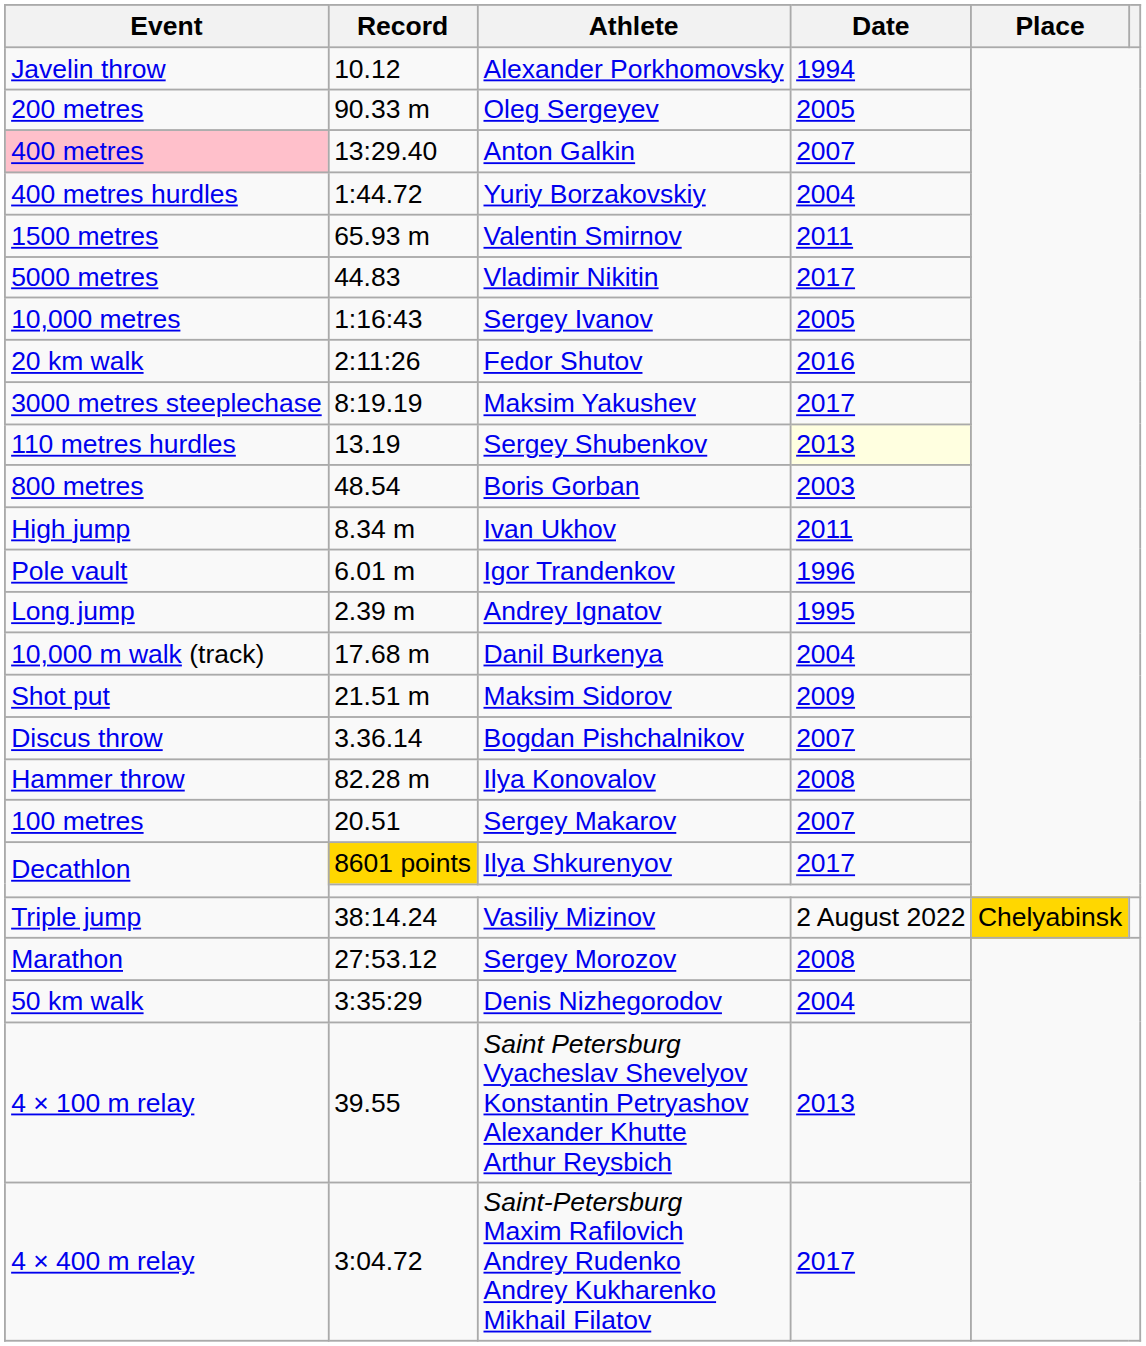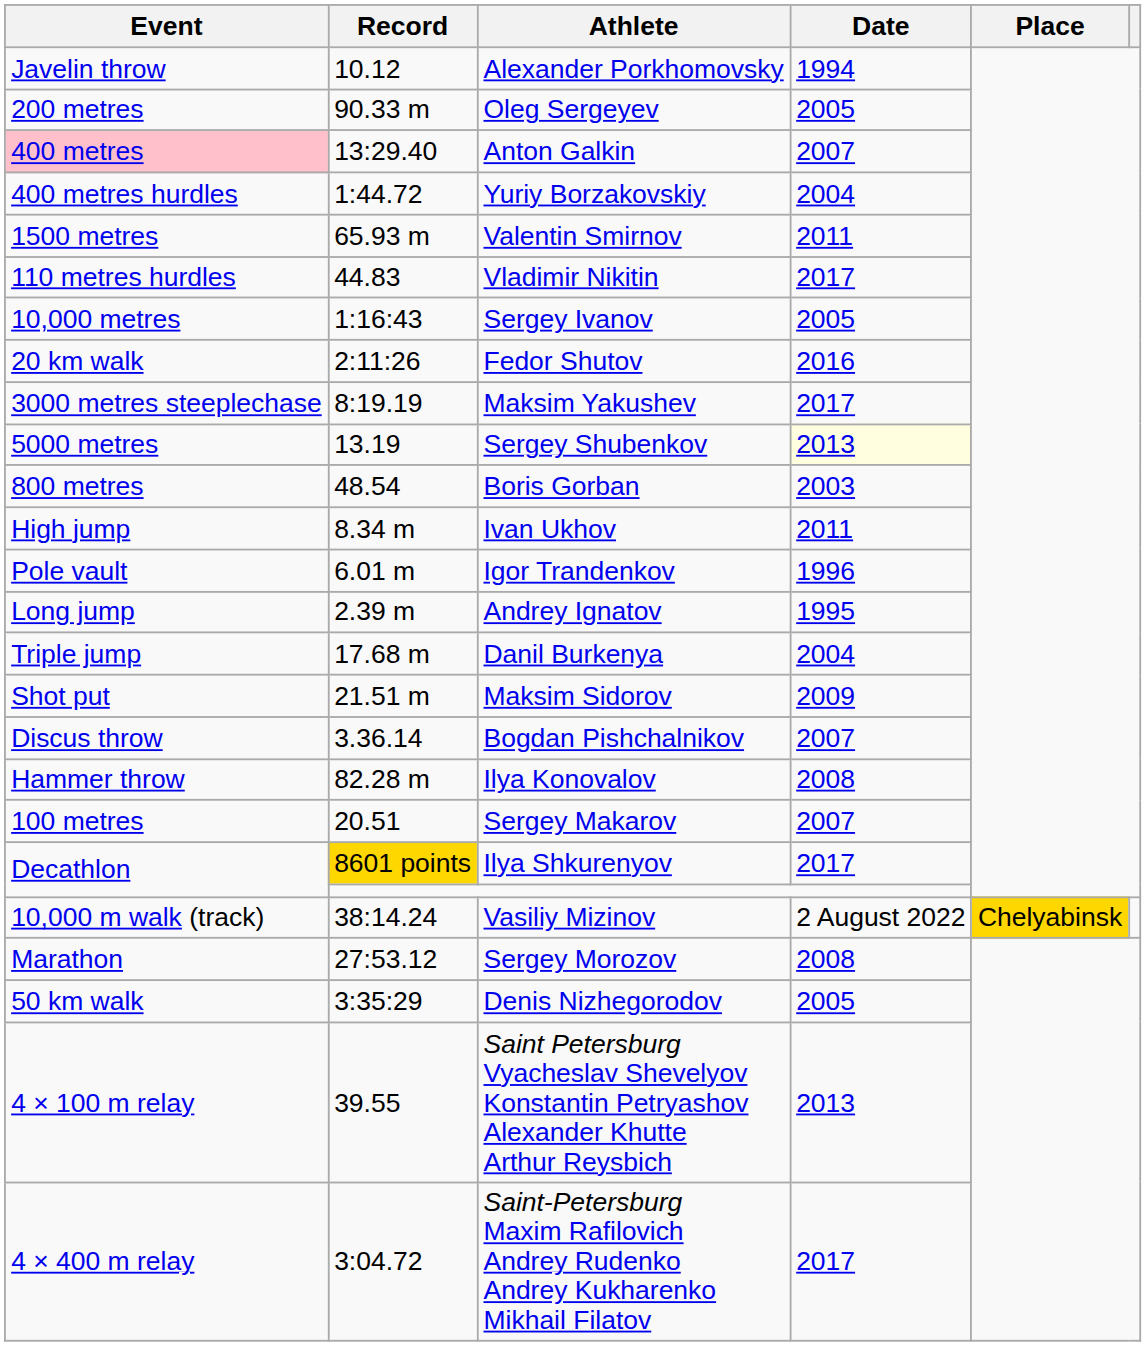(85, 277) 5000 metres -> (123, 277) 110 metres hurdles
(123, 445) 110 metres hurdles -> (85, 445) 5000 metres
(138, 654) 10,000 m walk (track) -> (76, 654) Triple jump
(76, 918) Triple jump -> (138, 918) 10,000 m walk (track)
(826, 1001) 2004 -> (826, 1001) 2005
